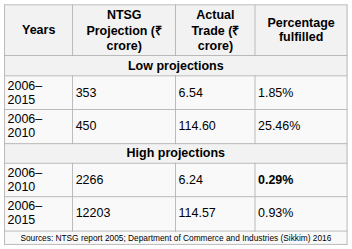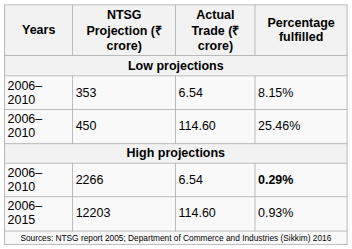(25, 92) 2006–2015 -> (25, 92) 2006–2010
(276, 92) 1.85% -> (276, 92) 8.15%
(191, 180) 6.24 -> (191, 180) 6.54
(197, 213) 114.57 -> (197, 213) 114.60
